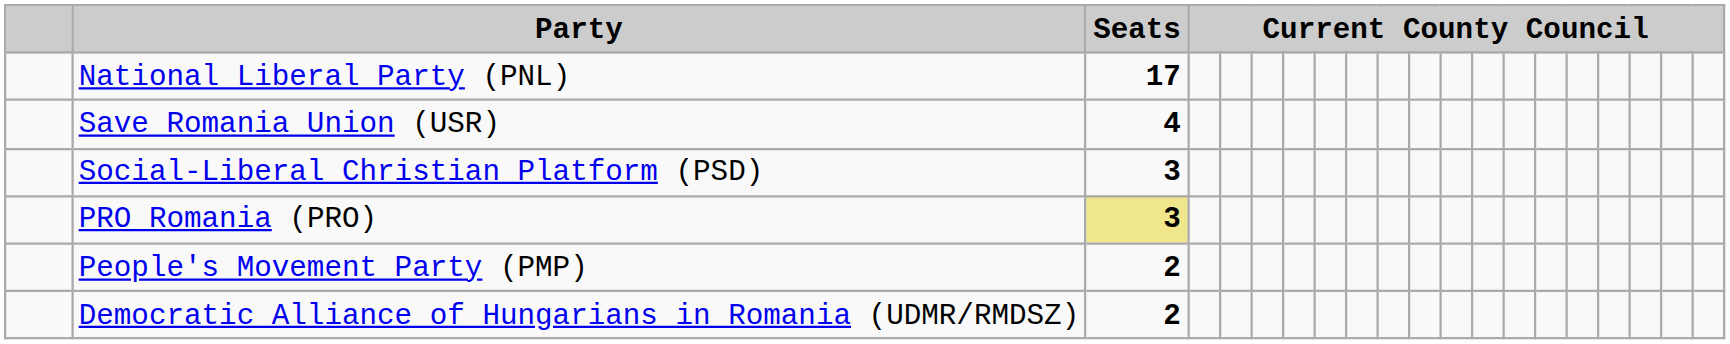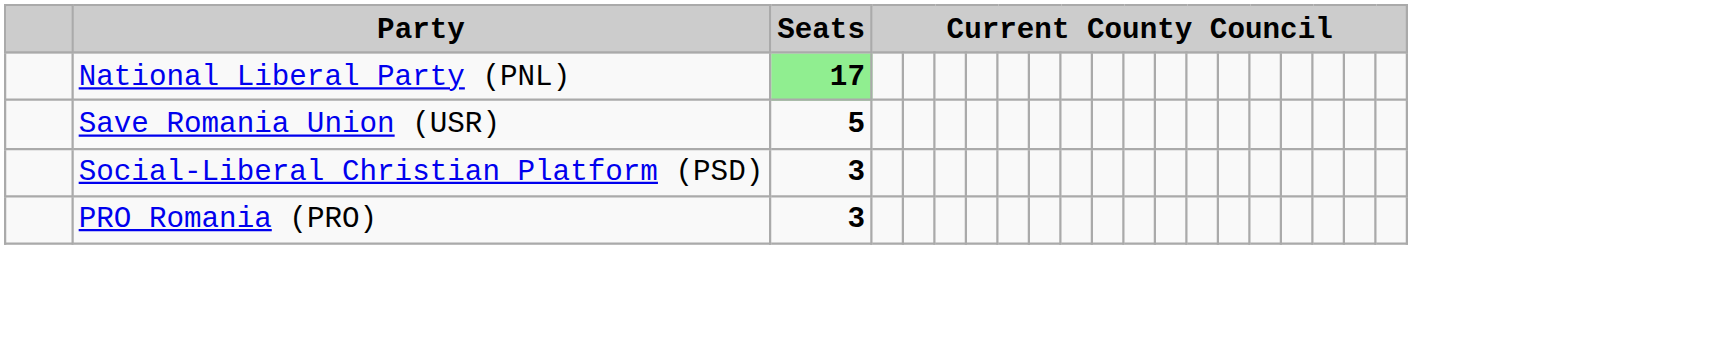(1163, 77) no background -> (847, 77) lightgreen background
(1172, 124) 4 -> (856, 124) 5
(1172, 220) khaki background -> (856, 220) no background
- row: (333, 267)
- row: (579, 315)
